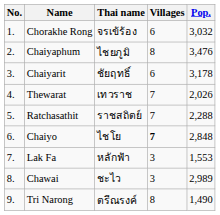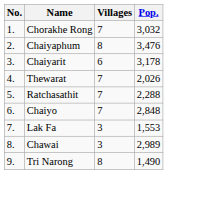- column: (121, 12)
(152, 31) 6 -> (100, 29) 7
(152, 136) bold -> (100, 111) normal
